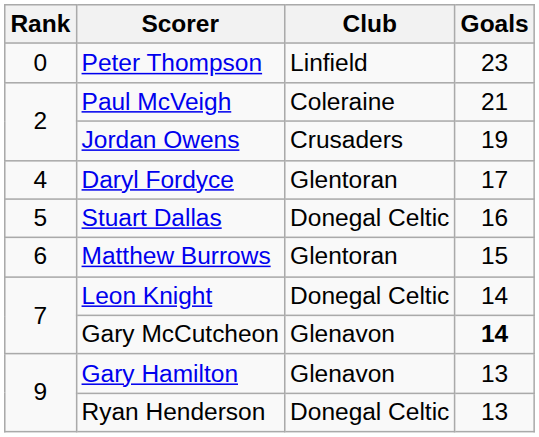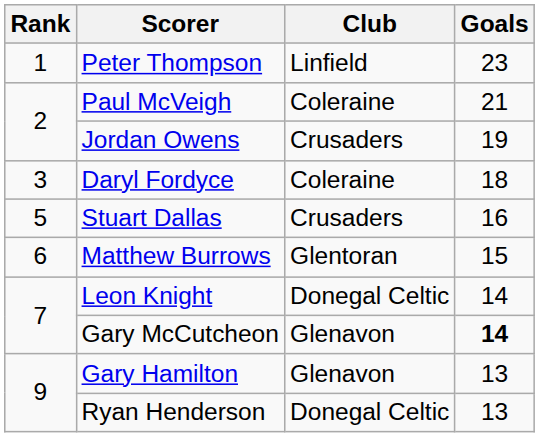(40, 62) 0 -> (40, 62) 1
(40, 179) 4 -> (40, 179) 3
(344, 179) Glentoran -> (343, 179) Coleraine
(495, 179) 17 -> (495, 179) 18
(370, 218) Donegal Celtic -> (347, 218) Crusaders
